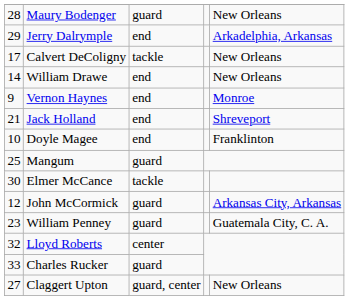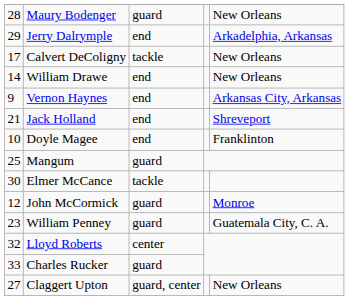(233, 98) Monroe -> (277, 98) Arkansas City, Arkansas
(277, 202) Arkansas City, Arkansas -> (233, 202) Monroe
